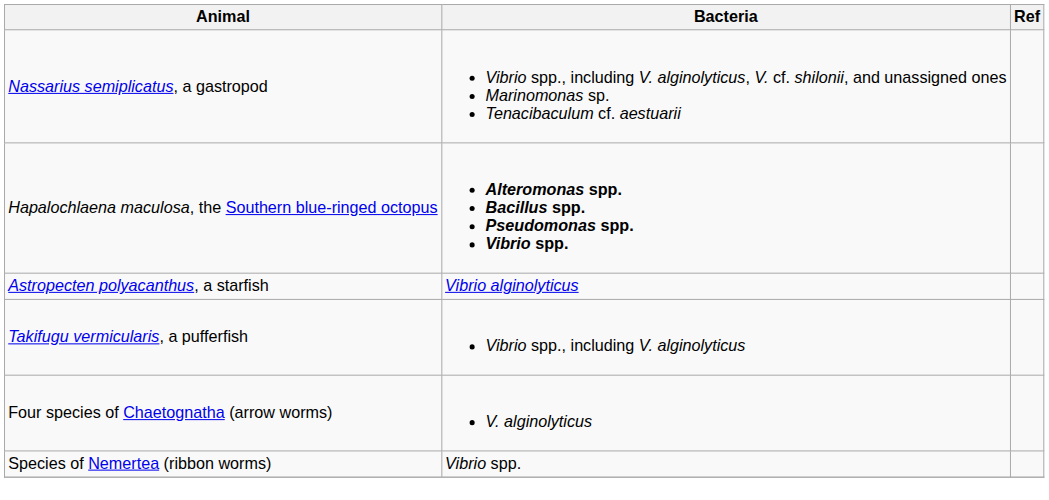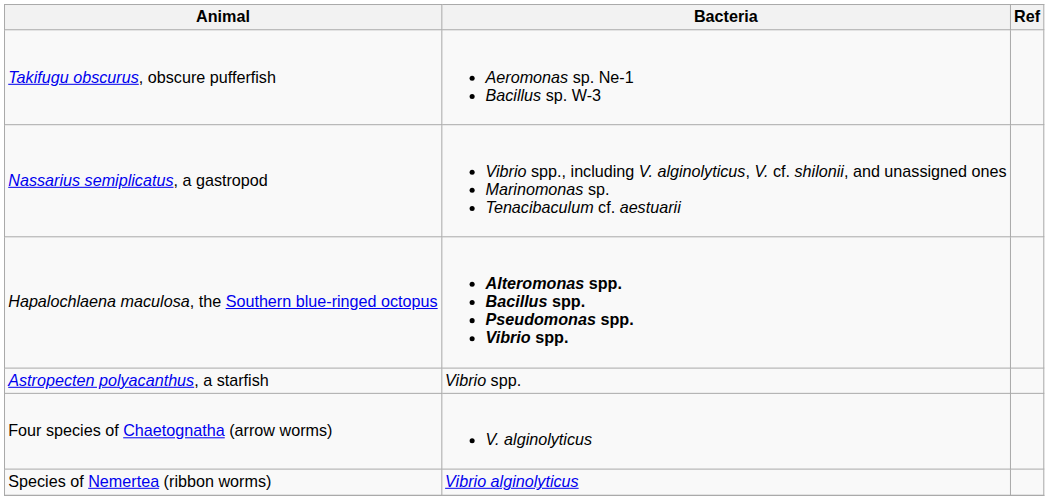+ row: (142, 77)
(512, 286) Vibrio alginolyticus -> (483, 380) Vibrio spp.
- row: (128, 336)
(483, 463) Vibrio spp. -> (512, 482) Vibrio alginolyticus
